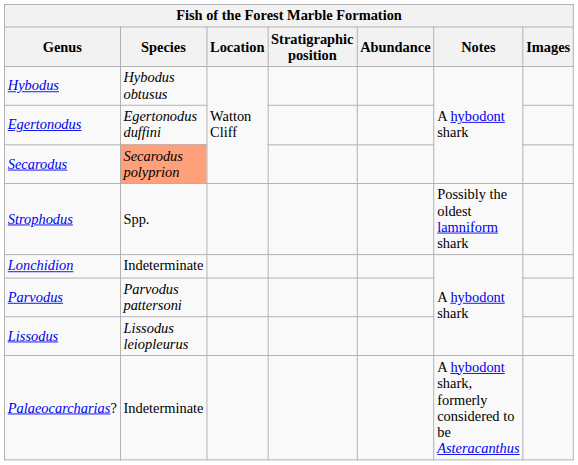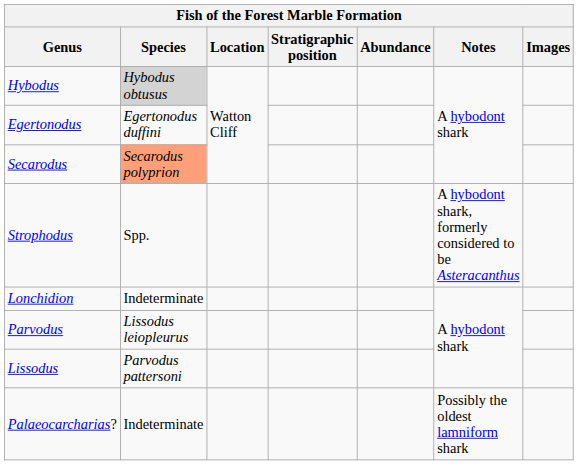(149, 85) no background -> (149, 85) lightgrey background
(472, 219) Possibly the oldest lamniform shark -> (478, 235) A hybodont shark, formerly considered to be Asteracanthus
(153, 297) Parvodus pattersoni -> (156, 329) Lissodus leiopleurus
(156, 336) Lissodus leiopleurus -> (153, 368) Parvodus pattersoni
(478, 407) A hybodont shark, formerly considered to be Asteracanthus -> (472, 423) Possibly the oldest lamniform shark
